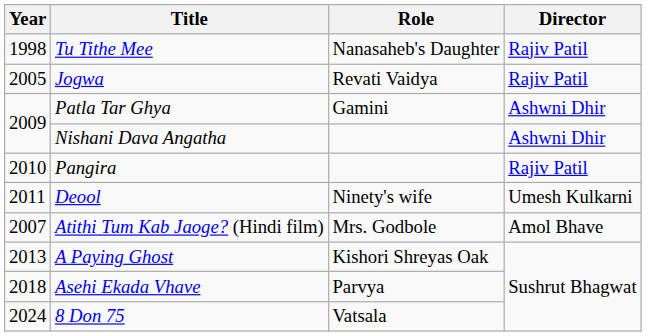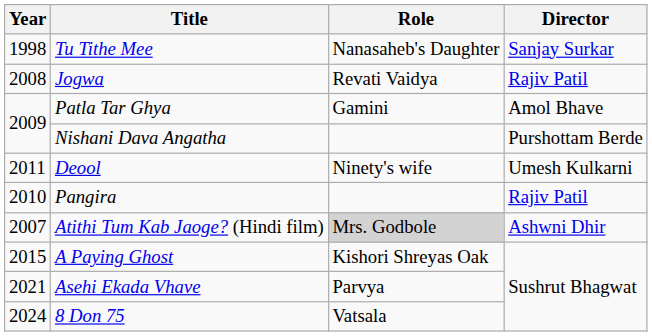(548, 49) Rajiv Patil -> (561, 49) Sanjay Surkar
(28, 78) 2005 -> (28, 78) 2008
(557, 108) Ashwni Dhir -> (556, 108) Amol Bhave
(557, 138) Ashwni Dhir -> (575, 138) Purshottam Berde
rows swapped: (86, 167) <-> (78, 197)
(384, 227) no background -> (384, 227) lightgrey background
(556, 227) Amol Bhave -> (557, 227) Ashwni Dhir
(28, 256) 2013 -> (28, 256) 2015
(28, 286) 2018 -> (28, 286) 2021
